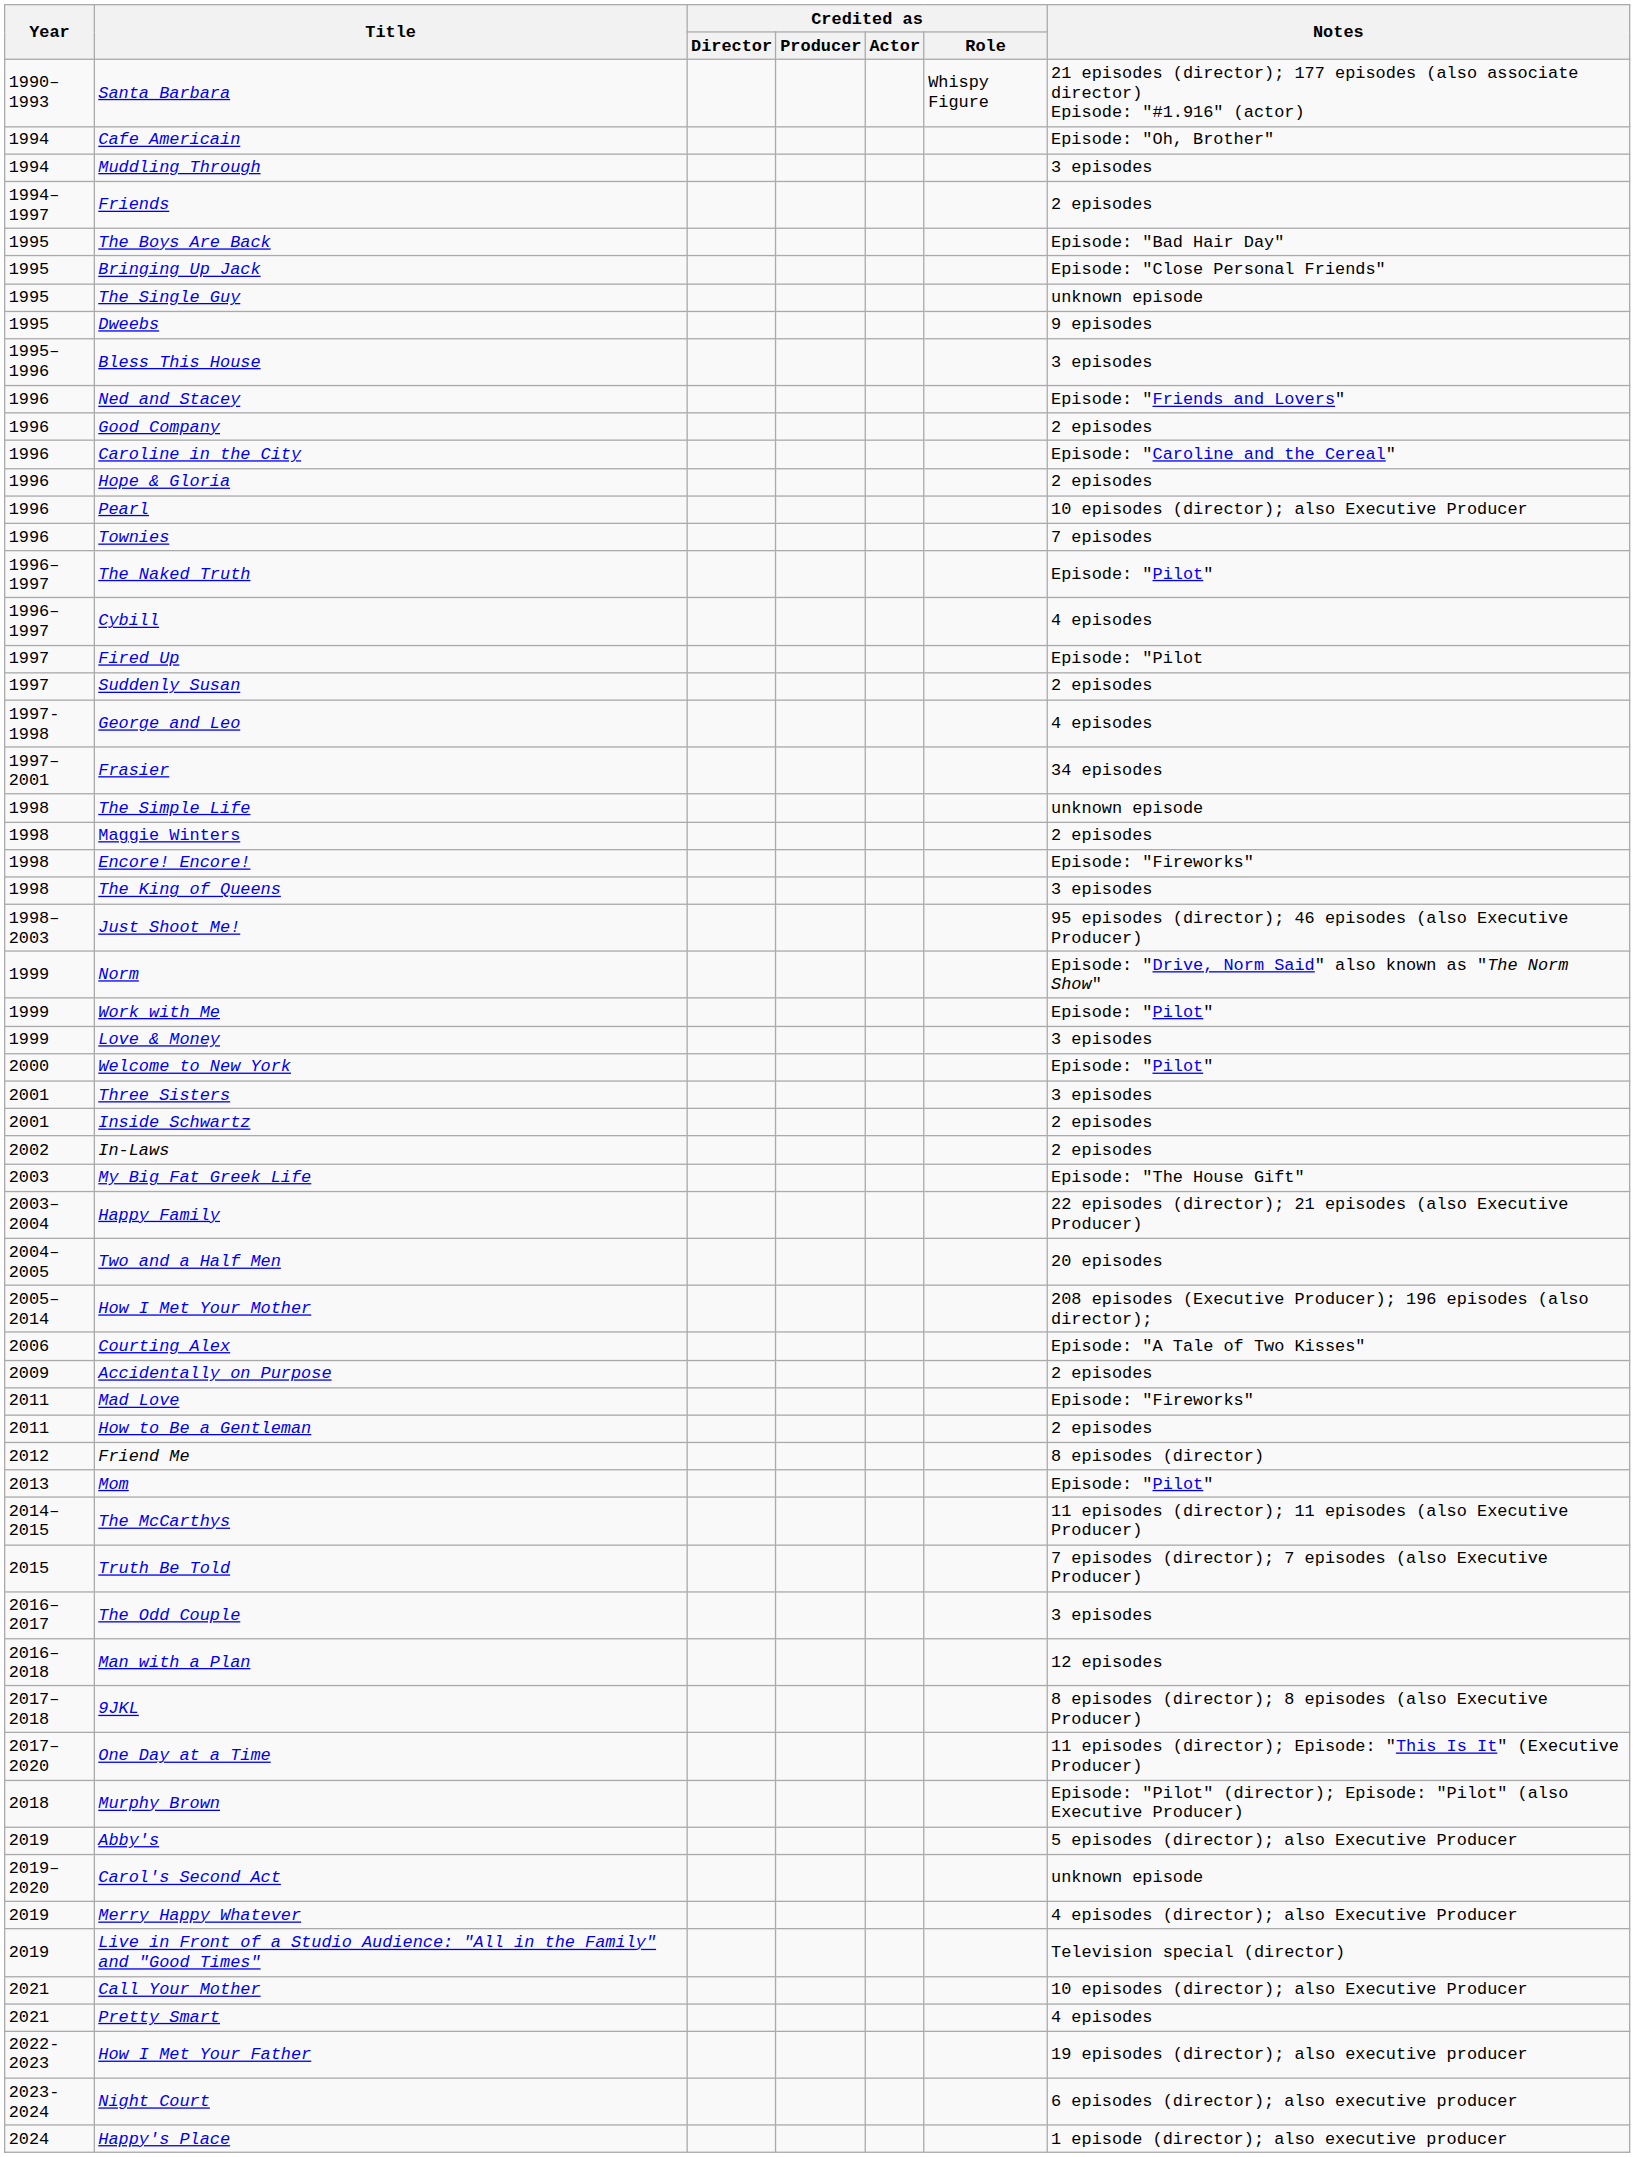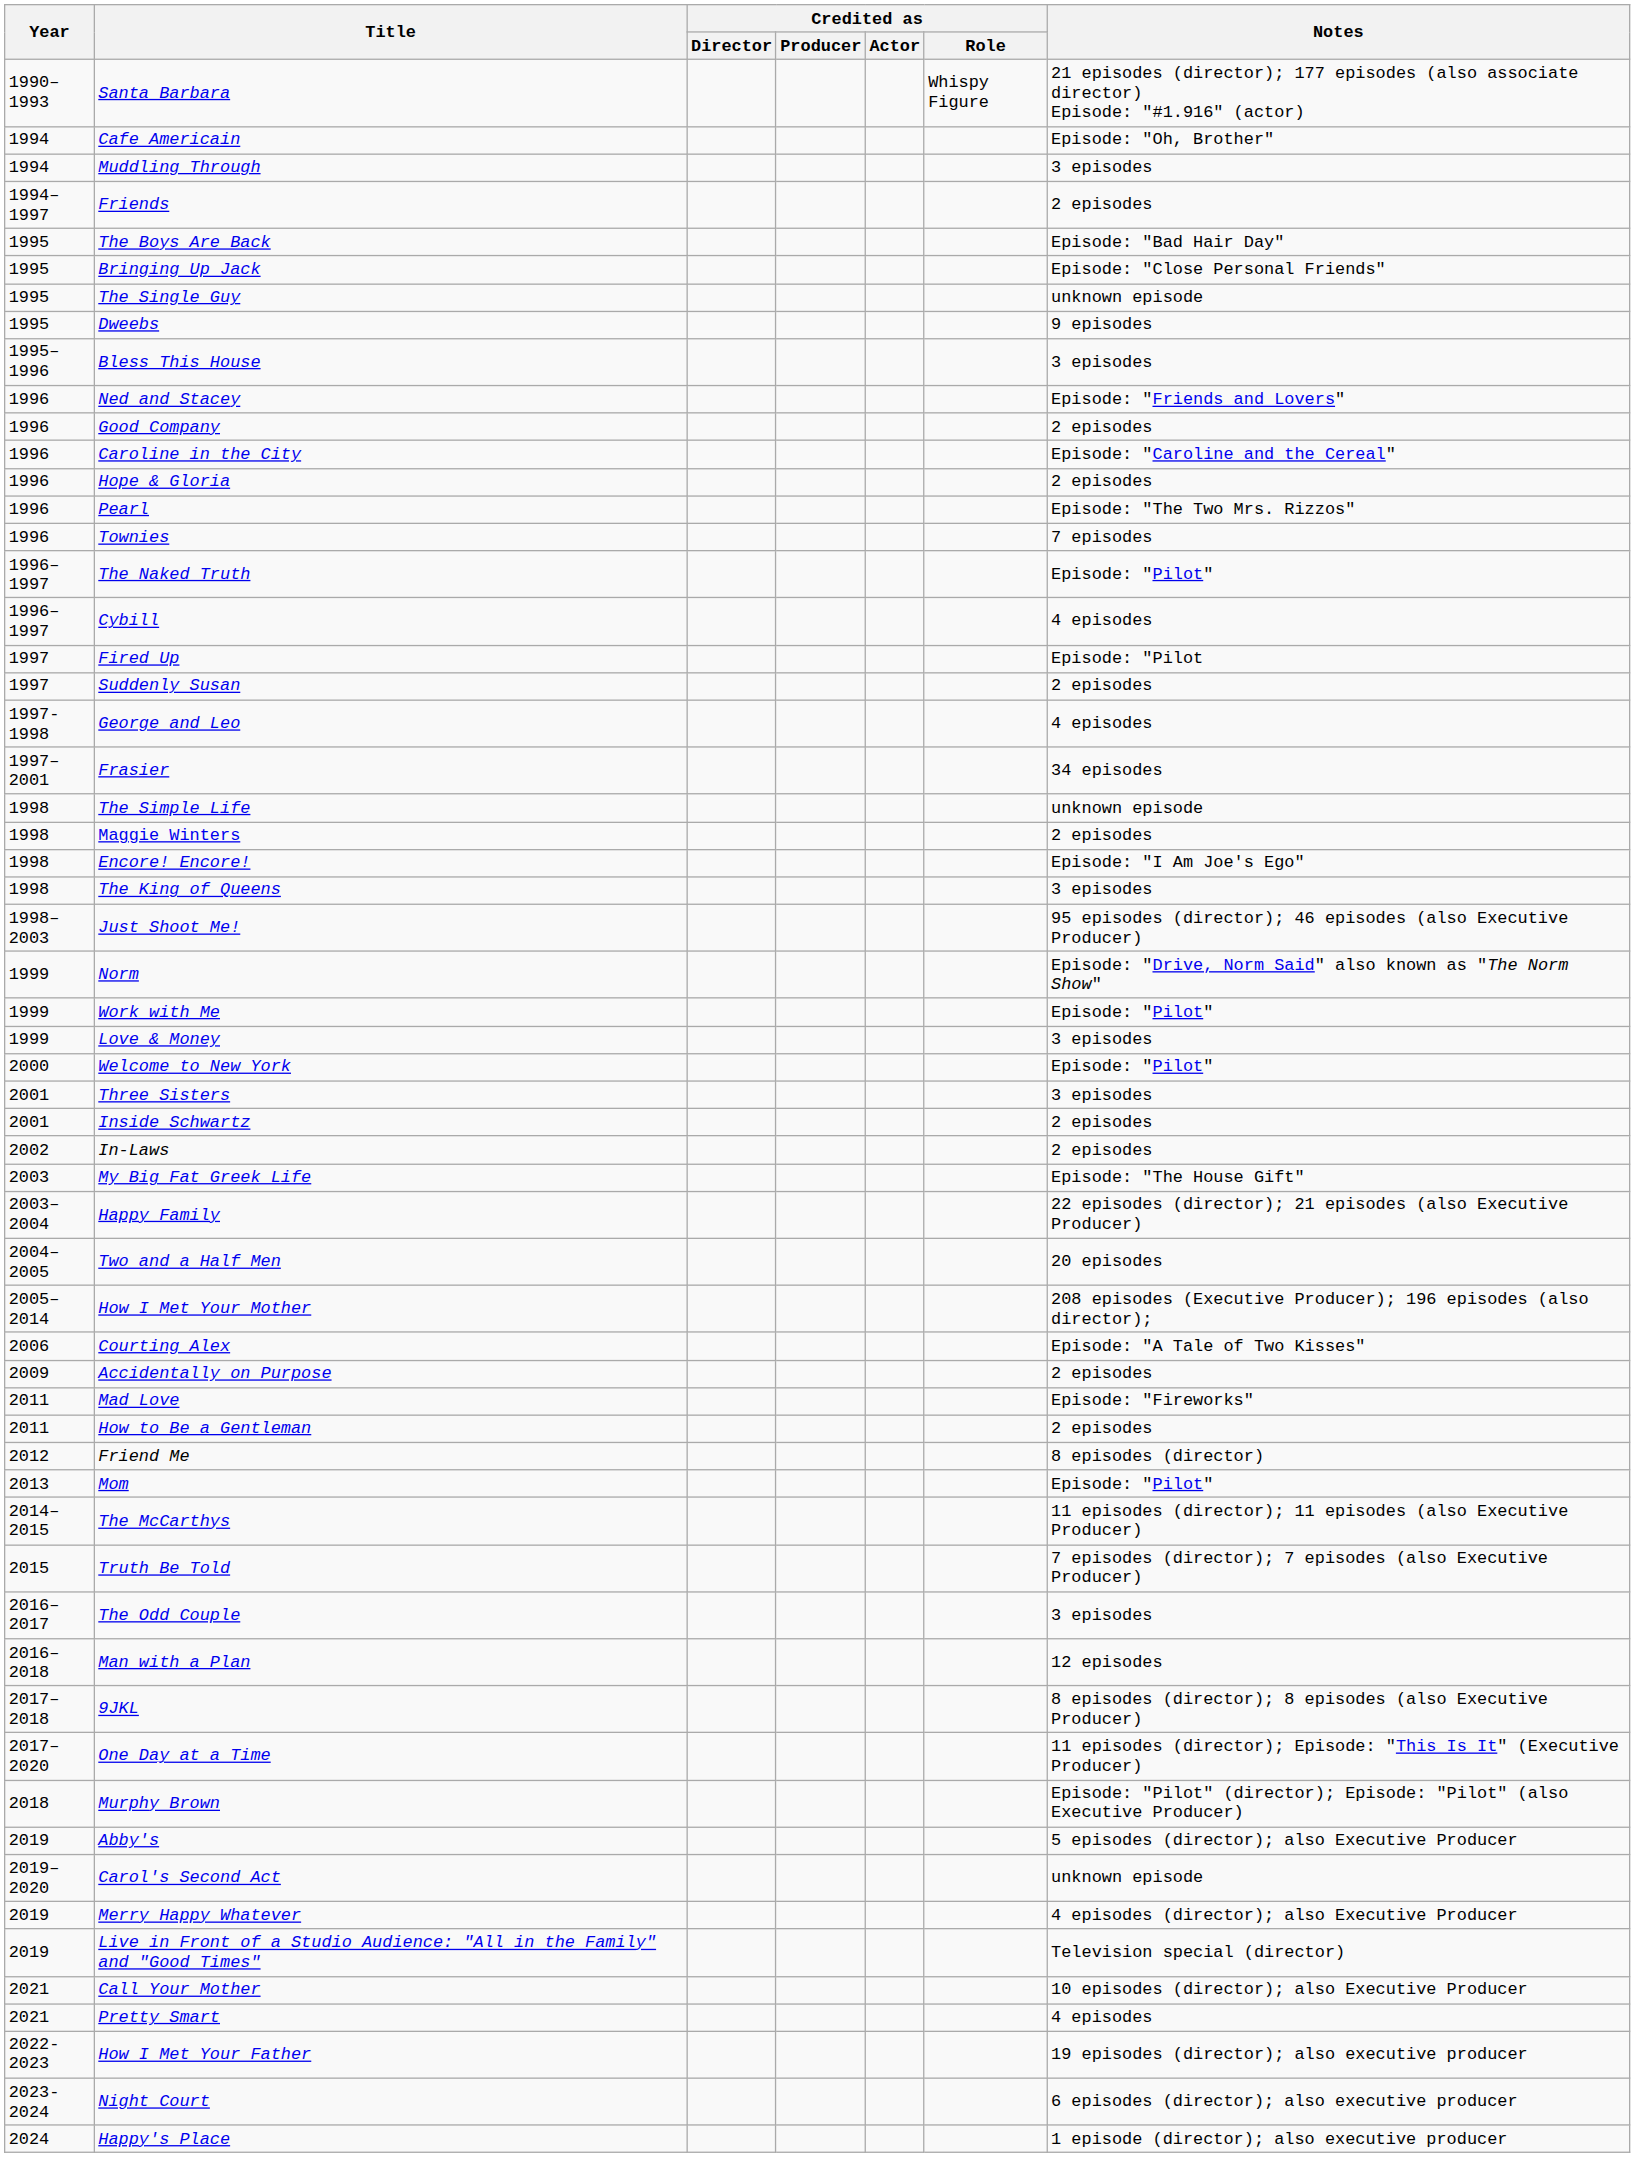(1289, 510) 10 episodes (director); also Executive Producer -> (1203, 510) Episode: "The Two Mrs. Rizzos"
(1152, 863) Episode: "Fireworks" -> (1178, 863) Episode: "I Am Joe's Ego"
